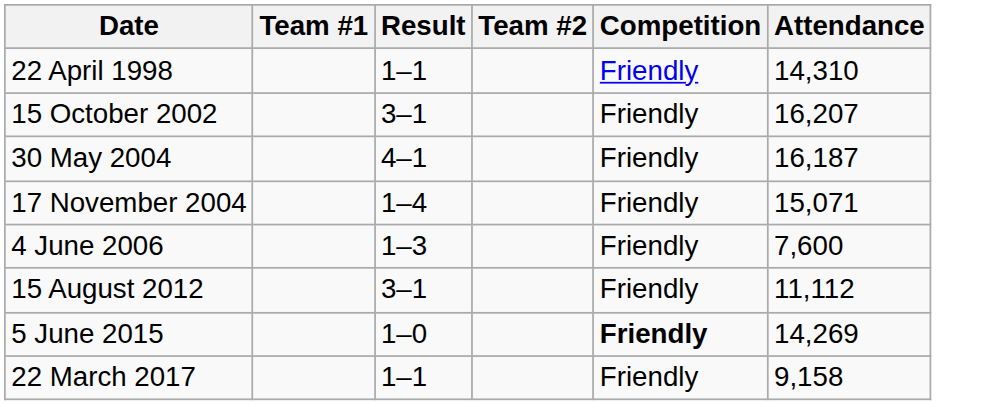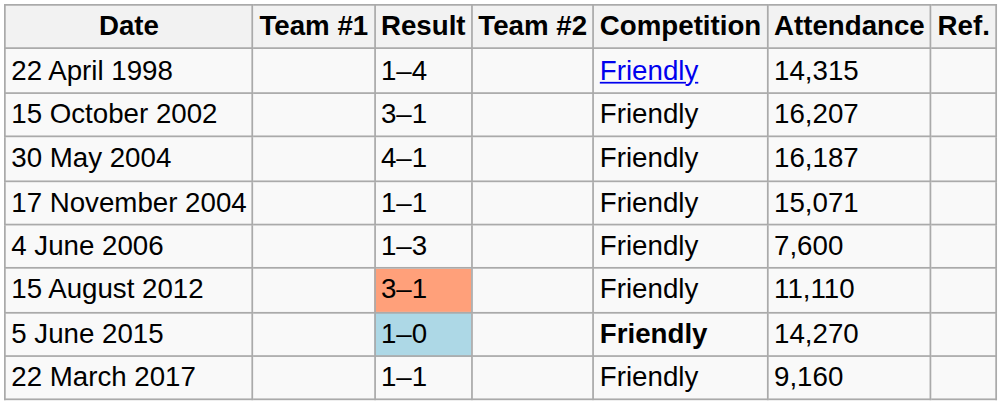+ column: (964, 26)
(404, 70) 1–1 -> (404, 70) 1–4
(816, 70) 14,310 -> (816, 70) 14,315
(404, 202) 1–4 -> (404, 202) 1–1
(404, 289) no background -> (404, 289) lightsalmon background
(814, 289) 11,112 -> (814, 289) 11,110
(404, 333) no background -> (404, 333) lightblue background
(816, 333) 14,269 -> (816, 333) 14,270
(809, 377) 9,158 -> (809, 377) 9,160
